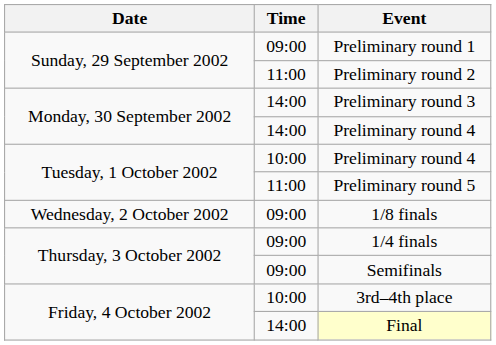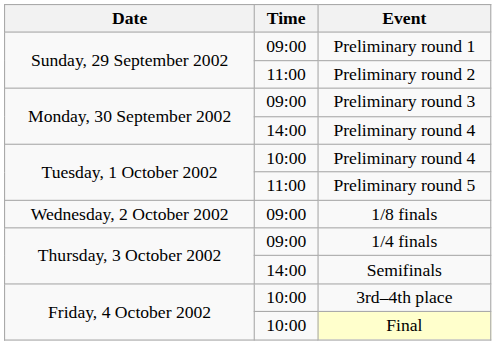(286, 102) 14:00 -> (286, 102) 09:00
(286, 269) 09:00 -> (286, 269) 14:00
(286, 325) 14:00 -> (286, 325) 10:00
